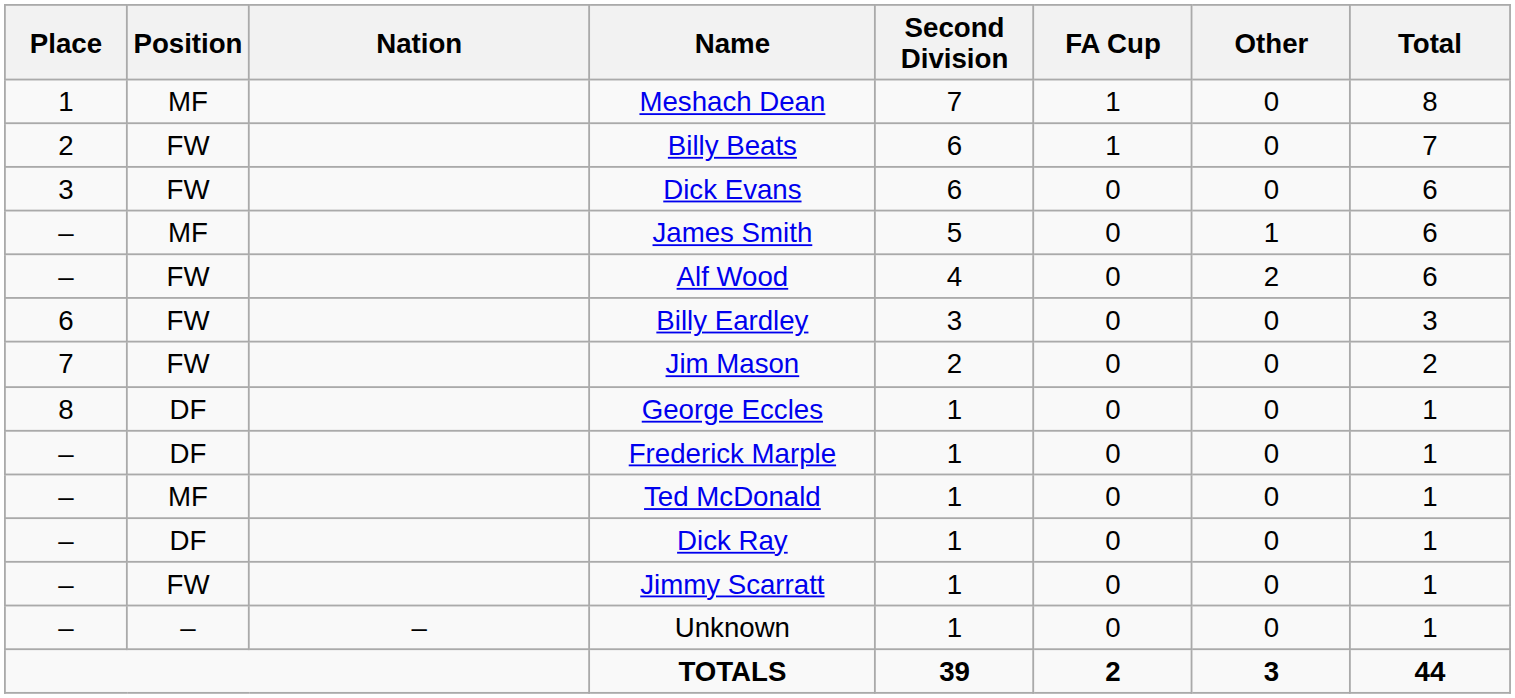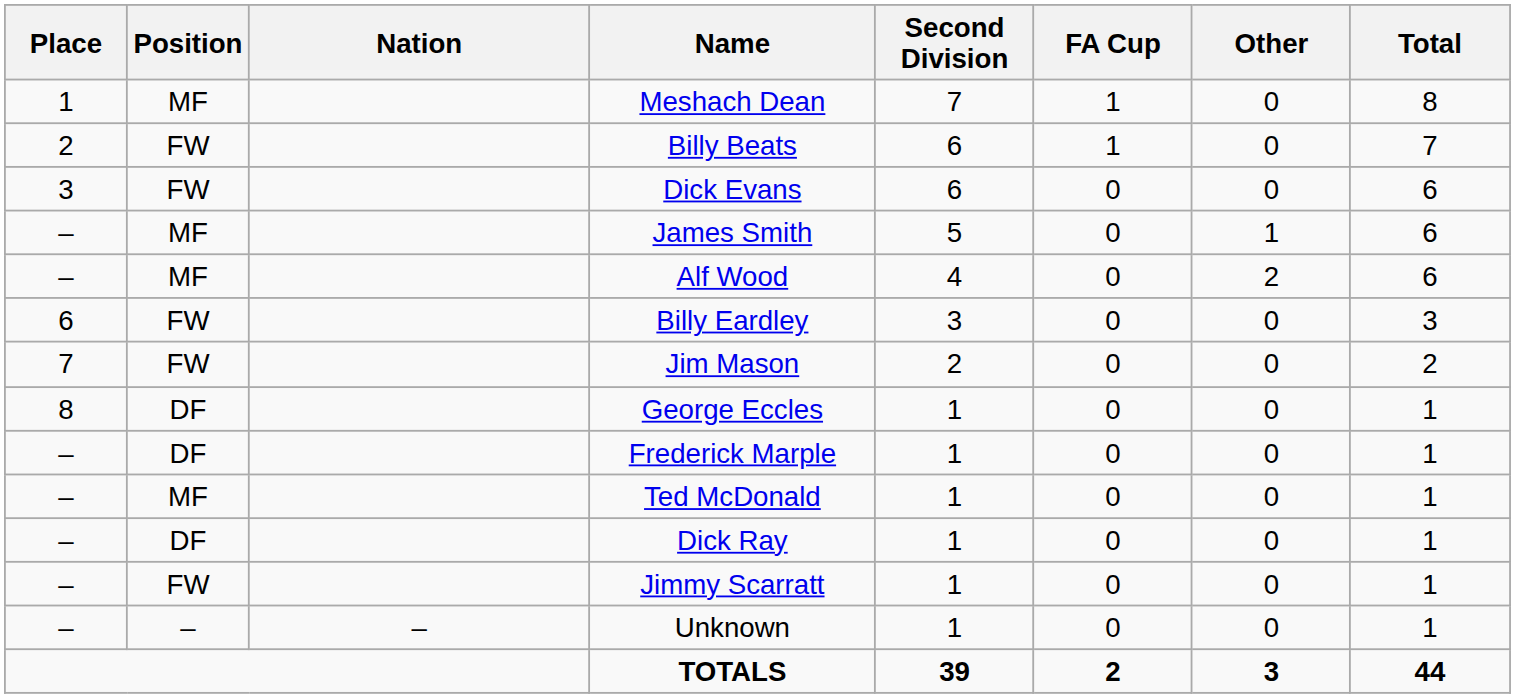(188, 277) FW -> (188, 277) MF
